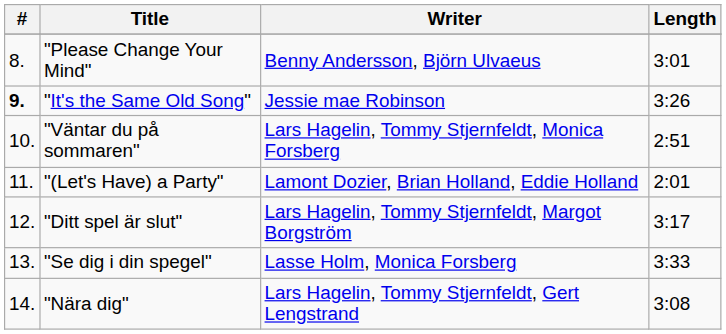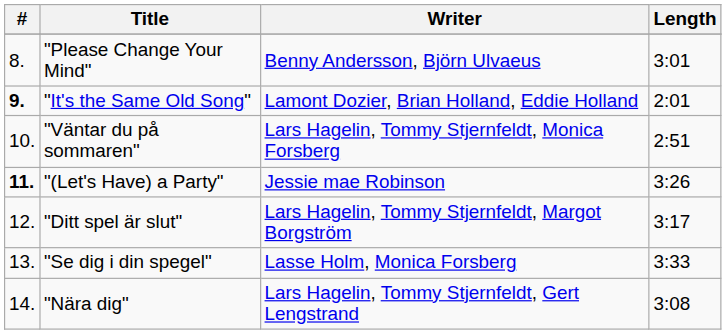(355, 100) Jessie mae Robinson -> (451, 100) Lamont Dozier, Brian Holland, Eddie Holland
(672, 100) 3:26 -> (672, 100) 2:01
(21, 181) normal -> (22, 181) bold
(451, 181) Lamont Dozier, Brian Holland, Eddie Holland -> (355, 181) Jessie mae Robinson
(672, 181) 2:01 -> (672, 181) 3:26
